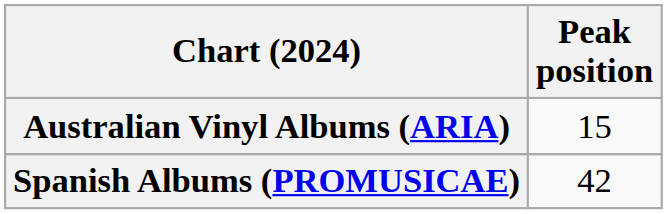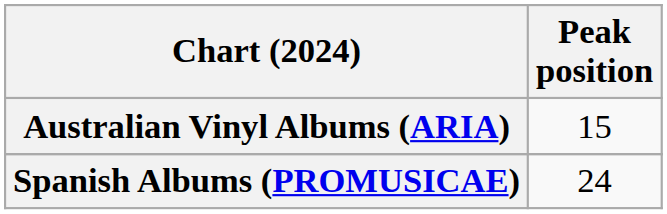(595, 180) 42 -> (595, 180) 24
